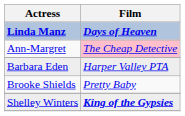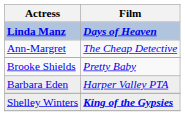(130, 48) pink background -> (130, 48) no background
rows swapped: (38, 66) <-> (41, 84)
